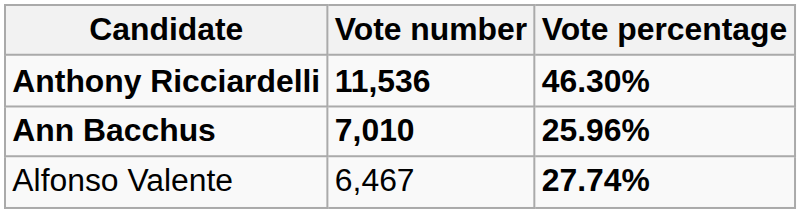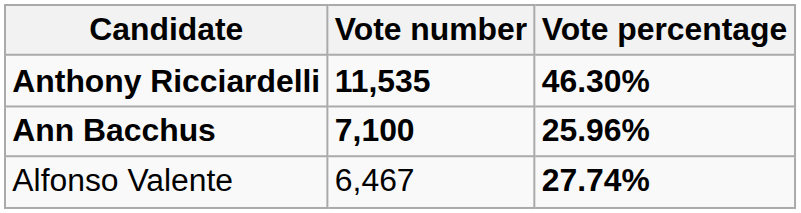(383, 80) 11,536 -> (383, 80) 11,535
(375, 130) 7,010 -> (375, 130) 7,100
